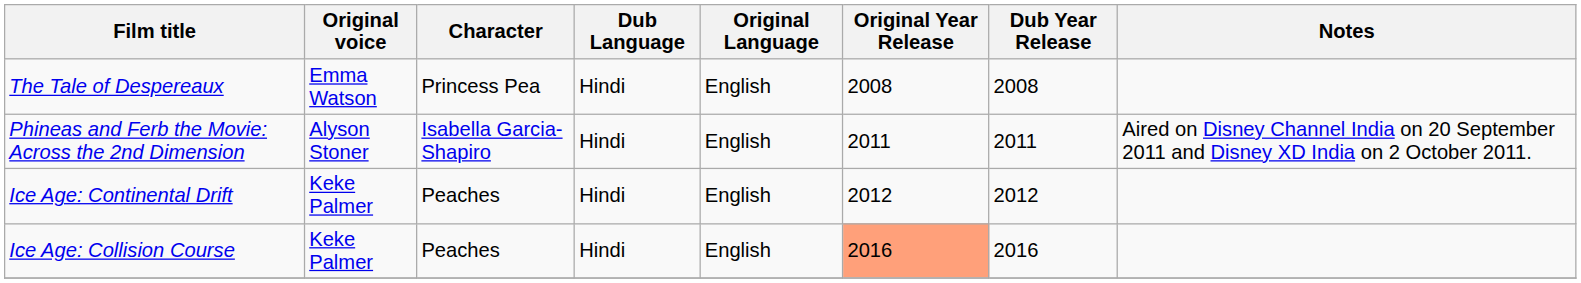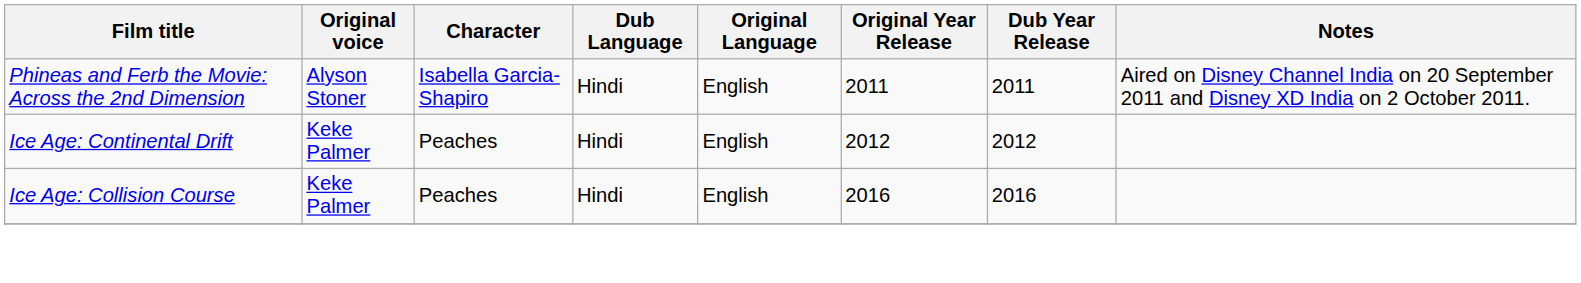- row: (116, 86)
(870, 250) lightsalmon background -> (868, 195) no background
